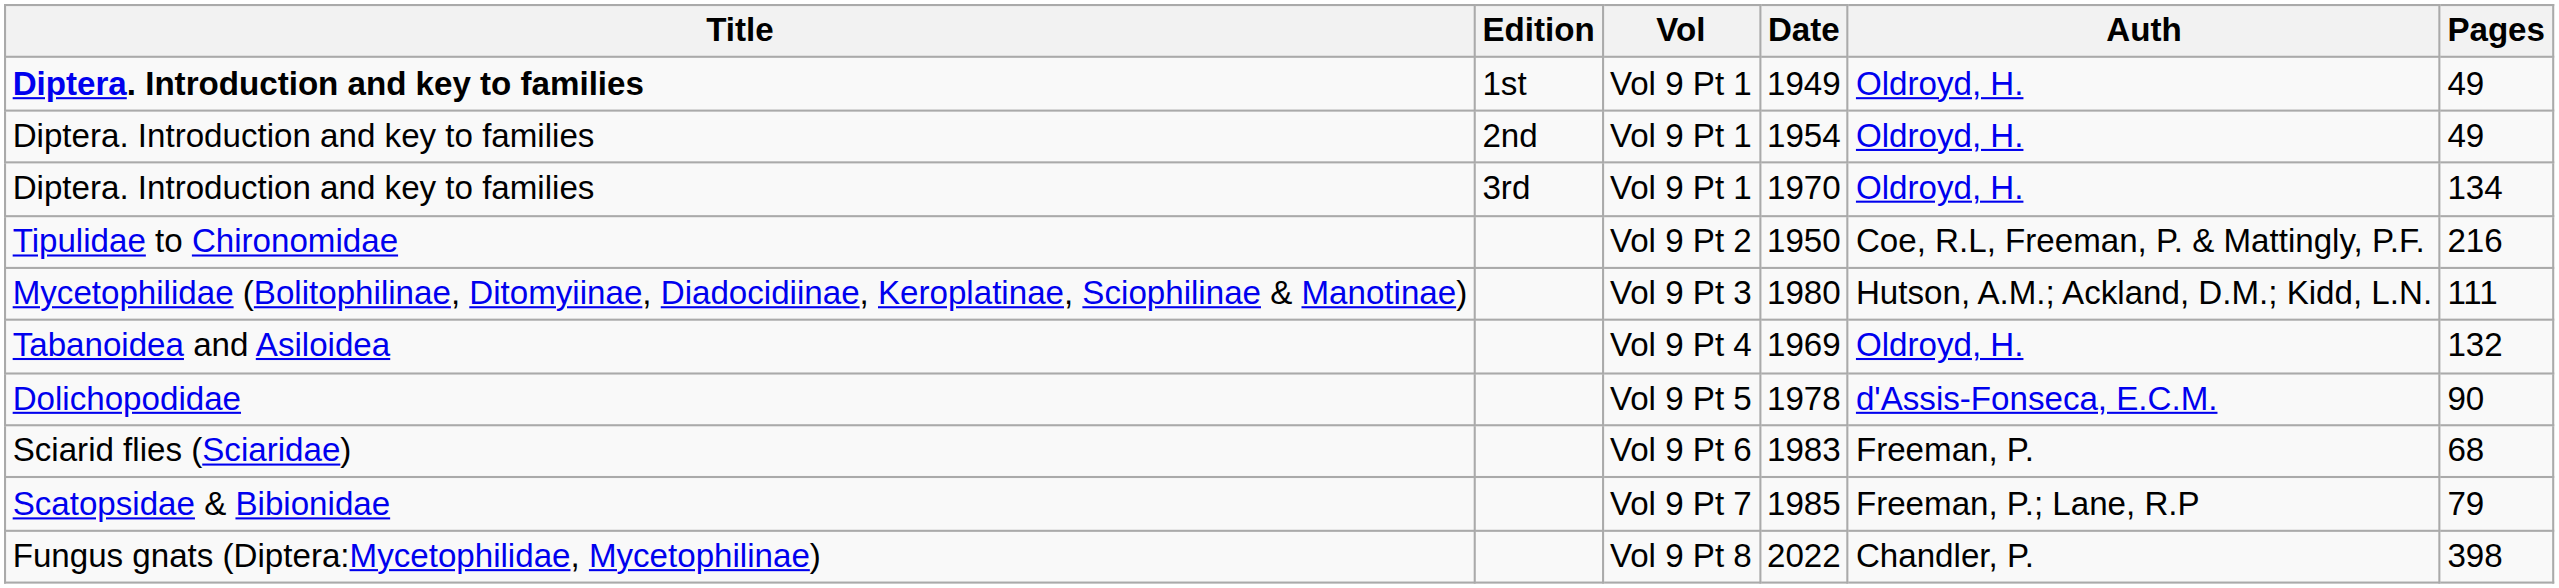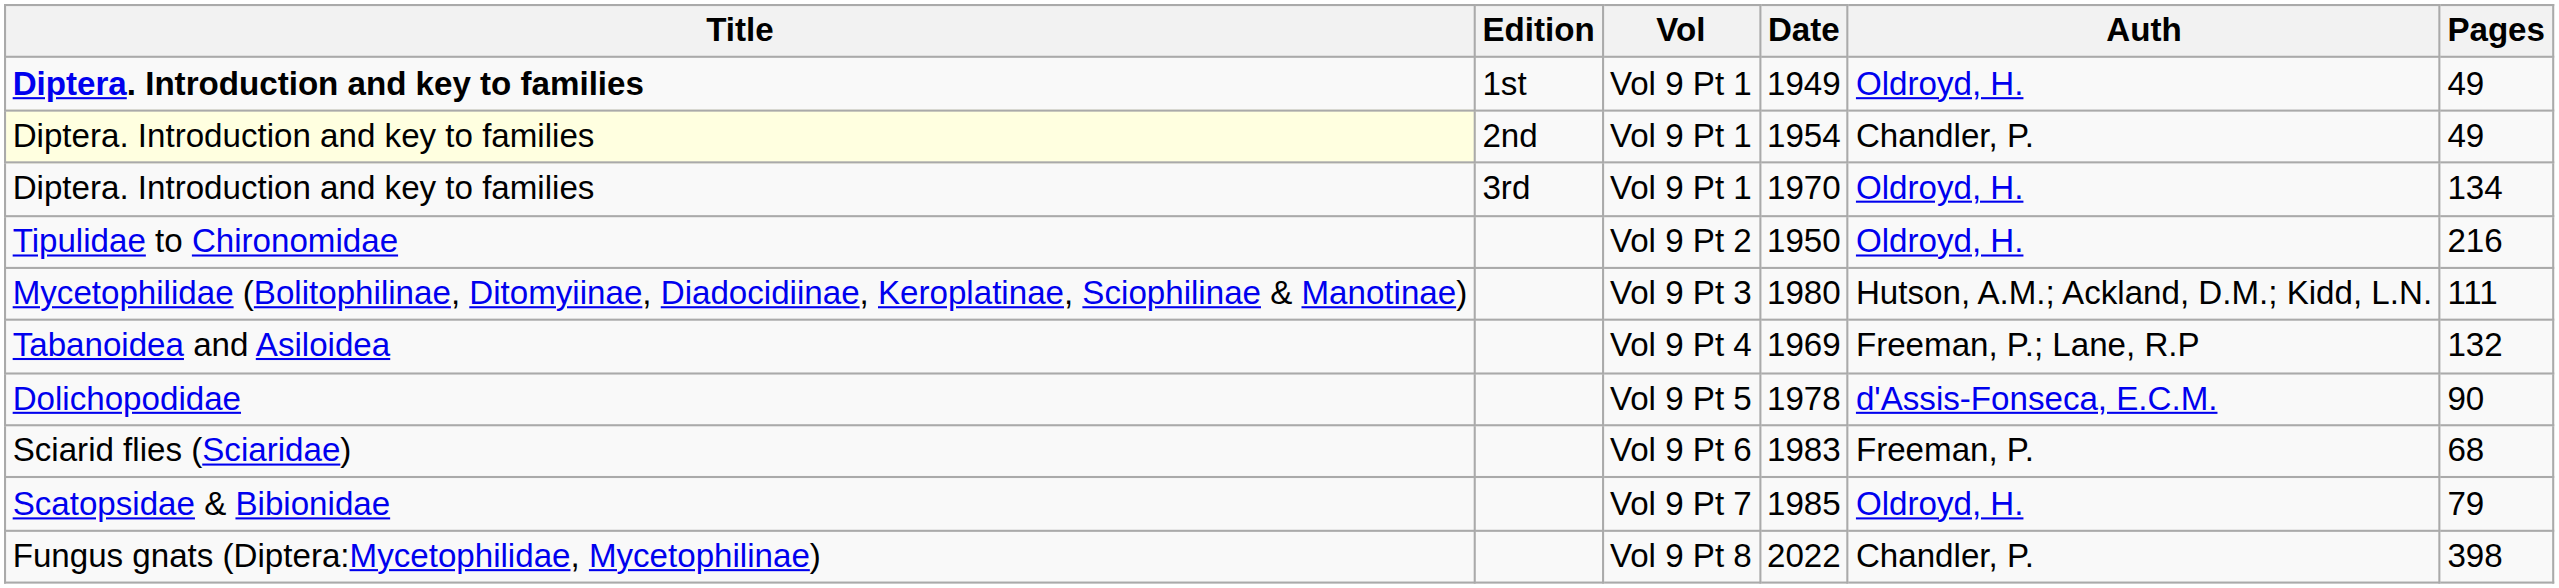(304, 135) no background -> (304, 135) lightyellow background
(1940, 135) Oldroyd, H. -> (1945, 135) Chandler, P.
(2140, 240) Coe, R.L, Freeman, P. & Mattingly, P.F. -> (1940, 240) Oldroyd, H.
(1940, 345) Oldroyd, H. -> (2028, 345) Freeman, P.; Lane, R.P
(2028, 503) Freeman, P.; Lane, R.P -> (1940, 503) Oldroyd, H.
